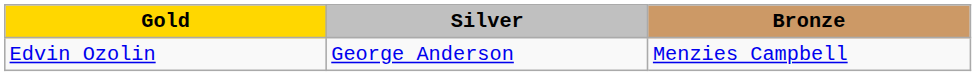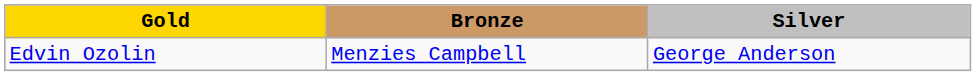columns swapped: (487, 21) <-> (809, 21)
